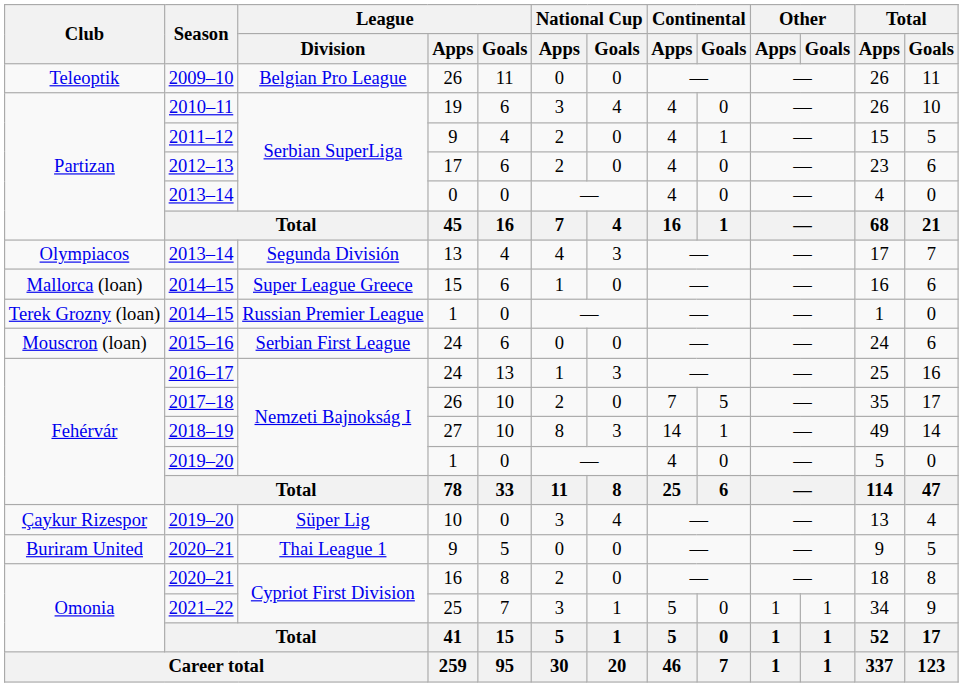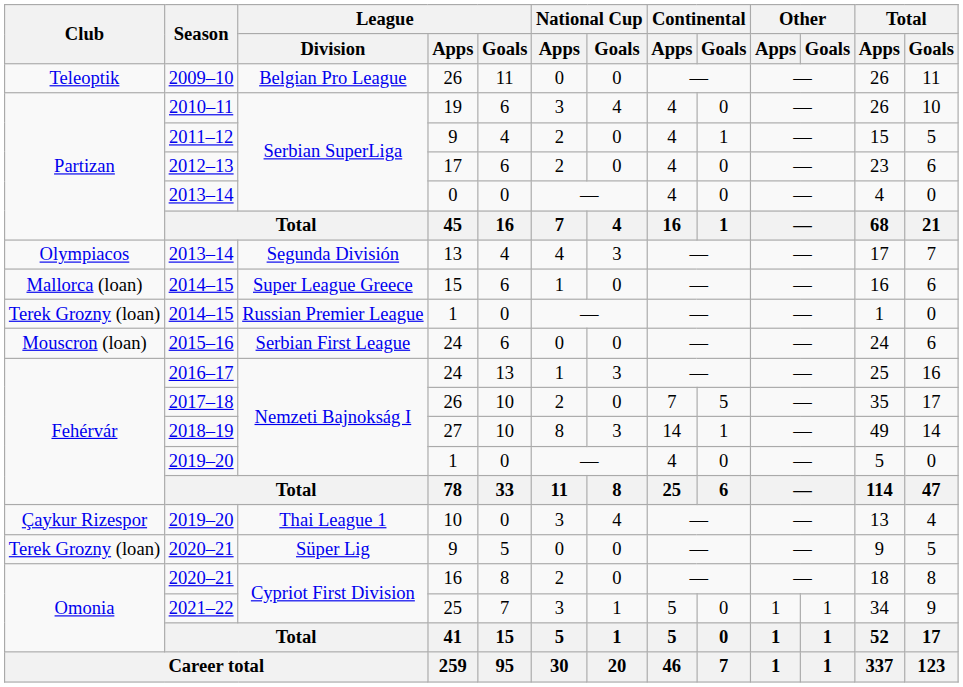(333, 519) Süper Lig -> (333, 519) Thai League 1
(84, 549) Buriram United -> (84, 549) Terek Grozny (loan)
(333, 549) Thai League 1 -> (333, 549) Süper Lig
